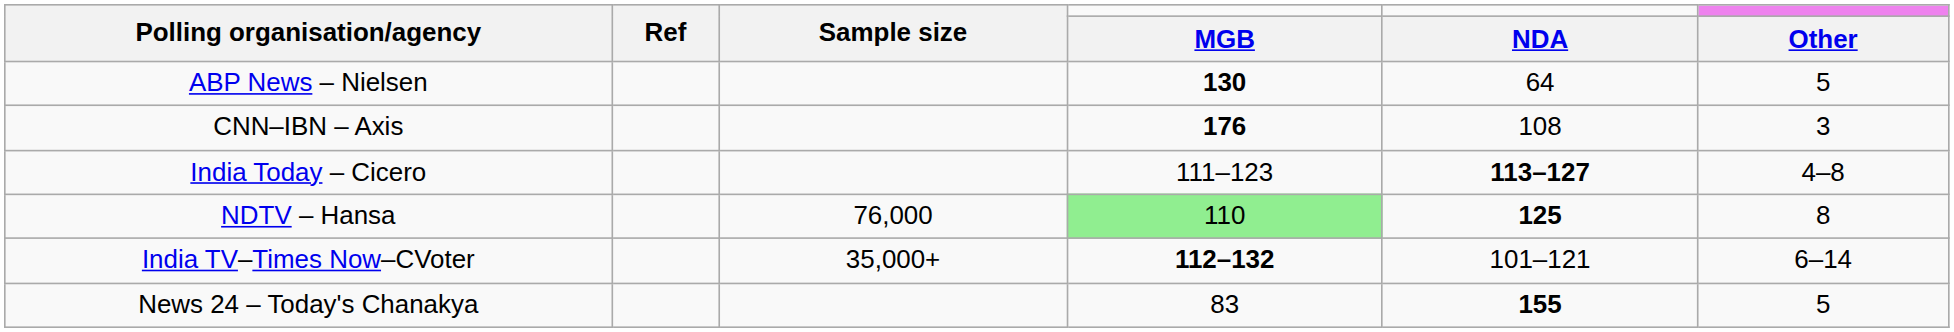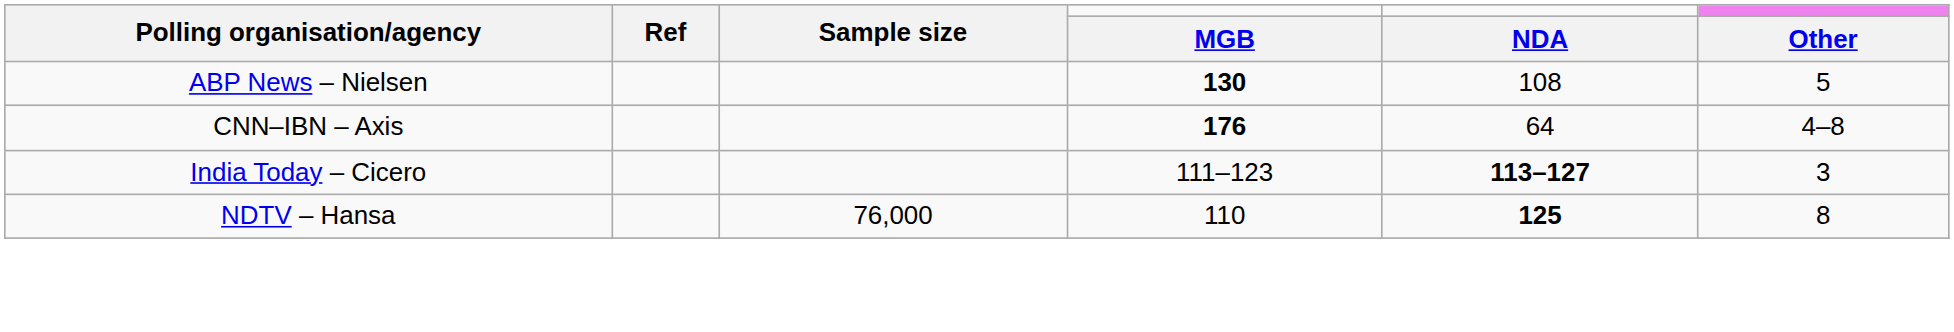(1540, 82) 64 -> (1540, 82) 108
(1540, 127) 108 -> (1540, 127) 64
(1823, 127) 3 -> (1823, 127) 4–8
(1823, 171) 4–8 -> (1823, 171) 3
(1225, 216) lightgreen background -> (1225, 216) no background
- row: (308, 260)
- row: (308, 304)
